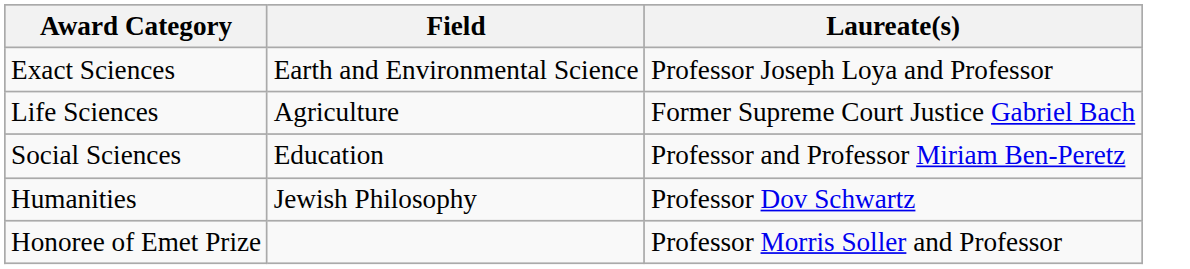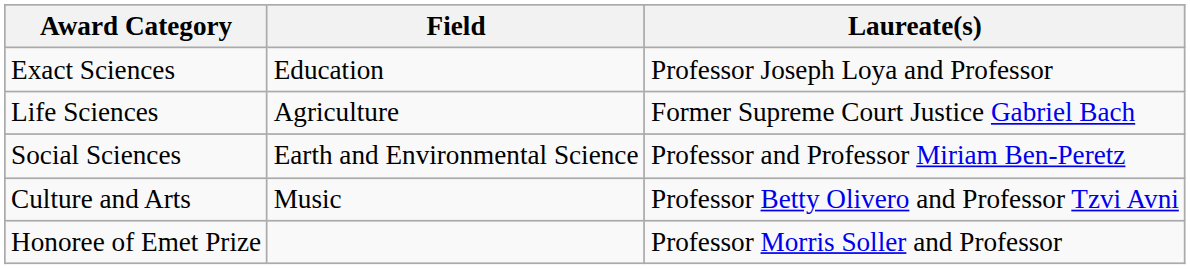(456, 69) Earth and Environmental Science -> (329, 69) Education
(329, 155) Education -> (456, 155) Earth and Environmental Science
- row: (74, 198)
+ row: (101, 198)
